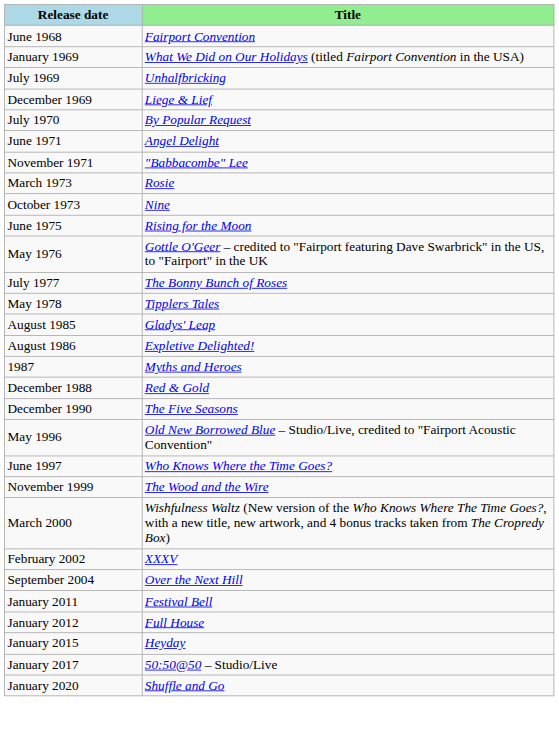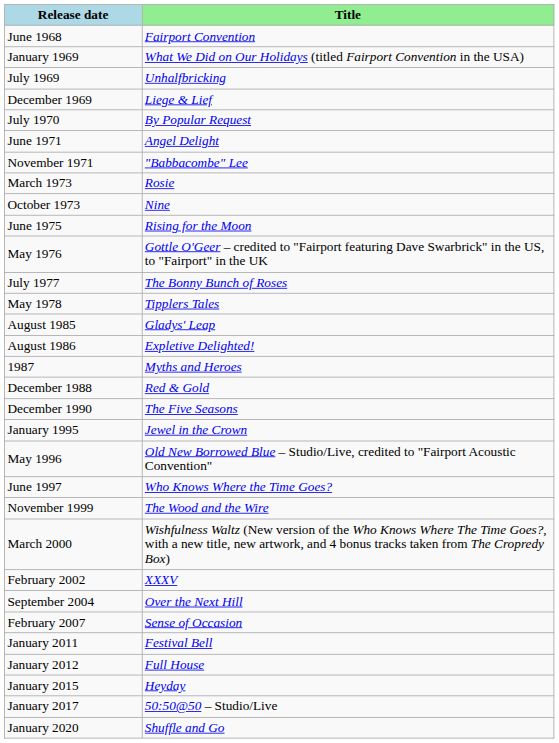+ row: (43, 430)
+ row: (46, 622)
